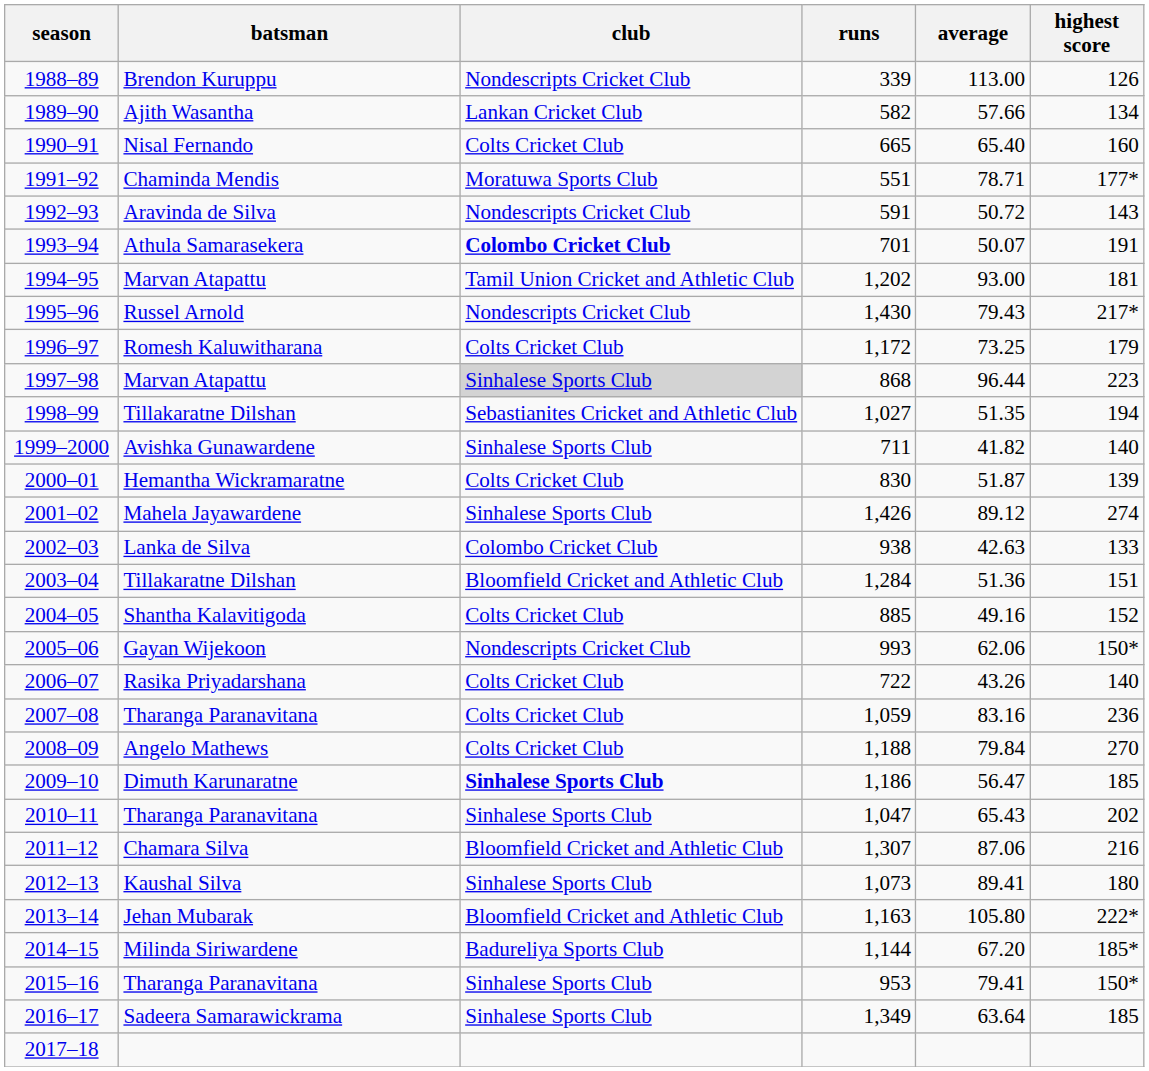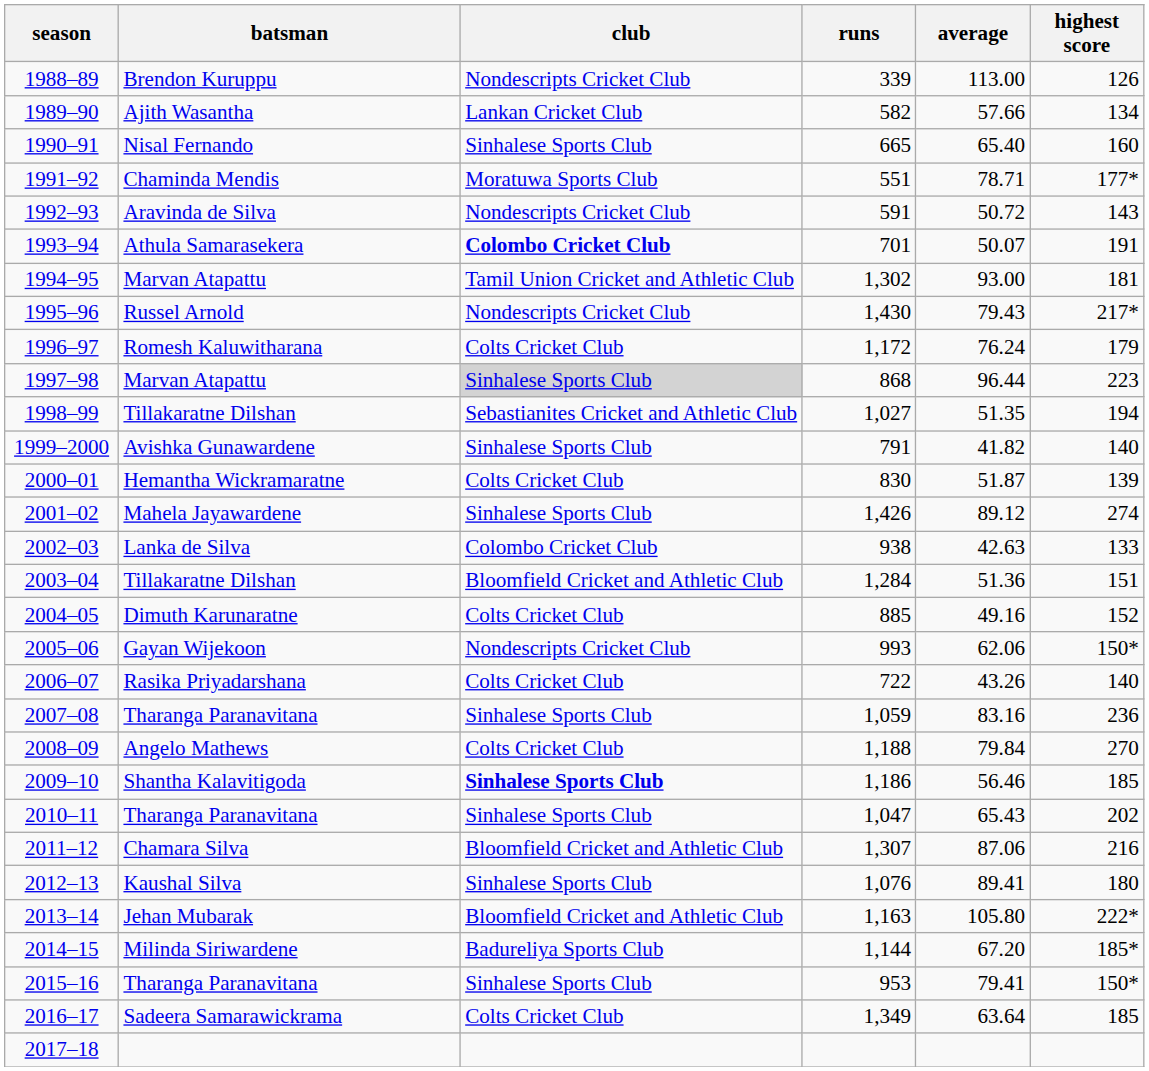(544, 145) Colts Cricket Club -> (558, 145) Sinhalese Sports Club
(887, 279) 1,202 -> (887, 279) 1,302
(1001, 346) 73.25 -> (1001, 346) 76.24
(896, 446) 711 -> (895, 446) 791
(215, 614) Shantha Kalavitigoda -> (211, 614) Dimuth Karunaratne
(544, 714) Colts Cricket Club -> (558, 714) Sinhalese Sports Club
(211, 781) Dimuth Karunaratne -> (215, 781) Shantha Kalavitigoda
(1001, 781) 56.47 -> (1001, 781) 56.46
(887, 882) 1,073 -> (887, 882) 1,076
(558, 1016) Sinhalese Sports Club -> (544, 1016) Colts Cricket Club
